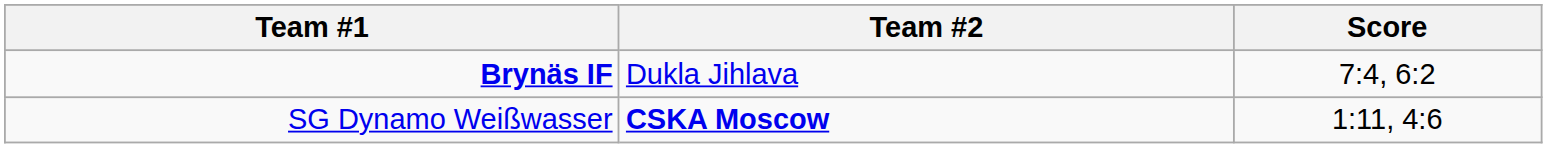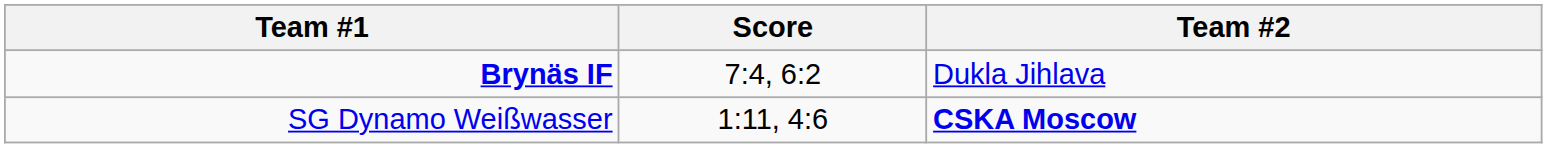columns swapped: (1387, 27) <-> (926, 27)
